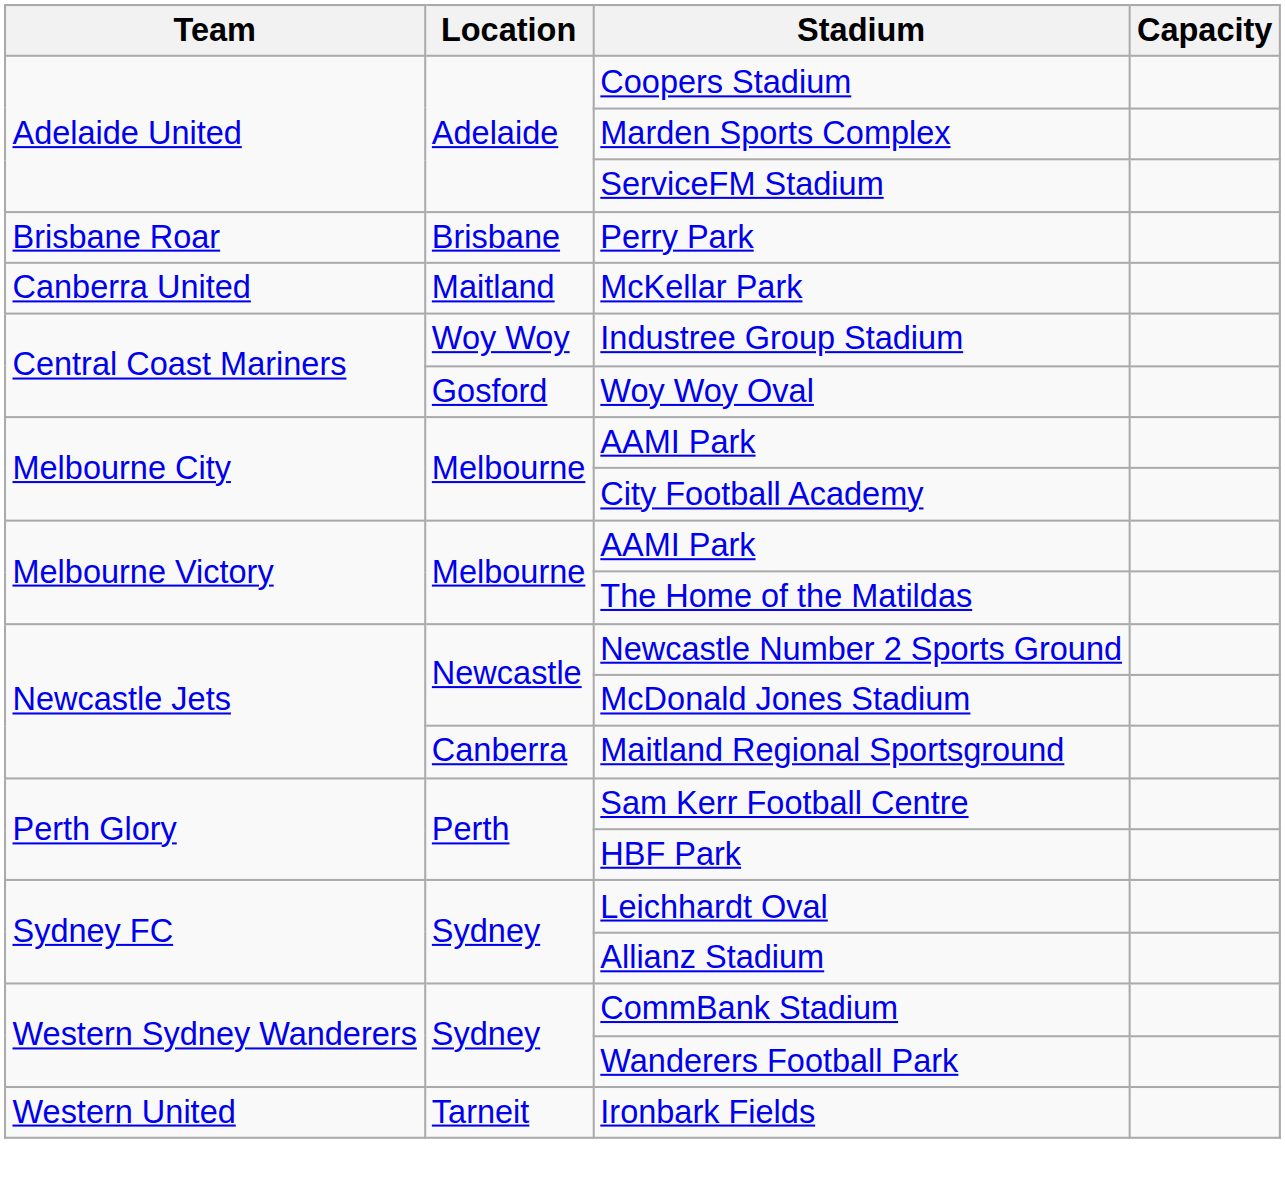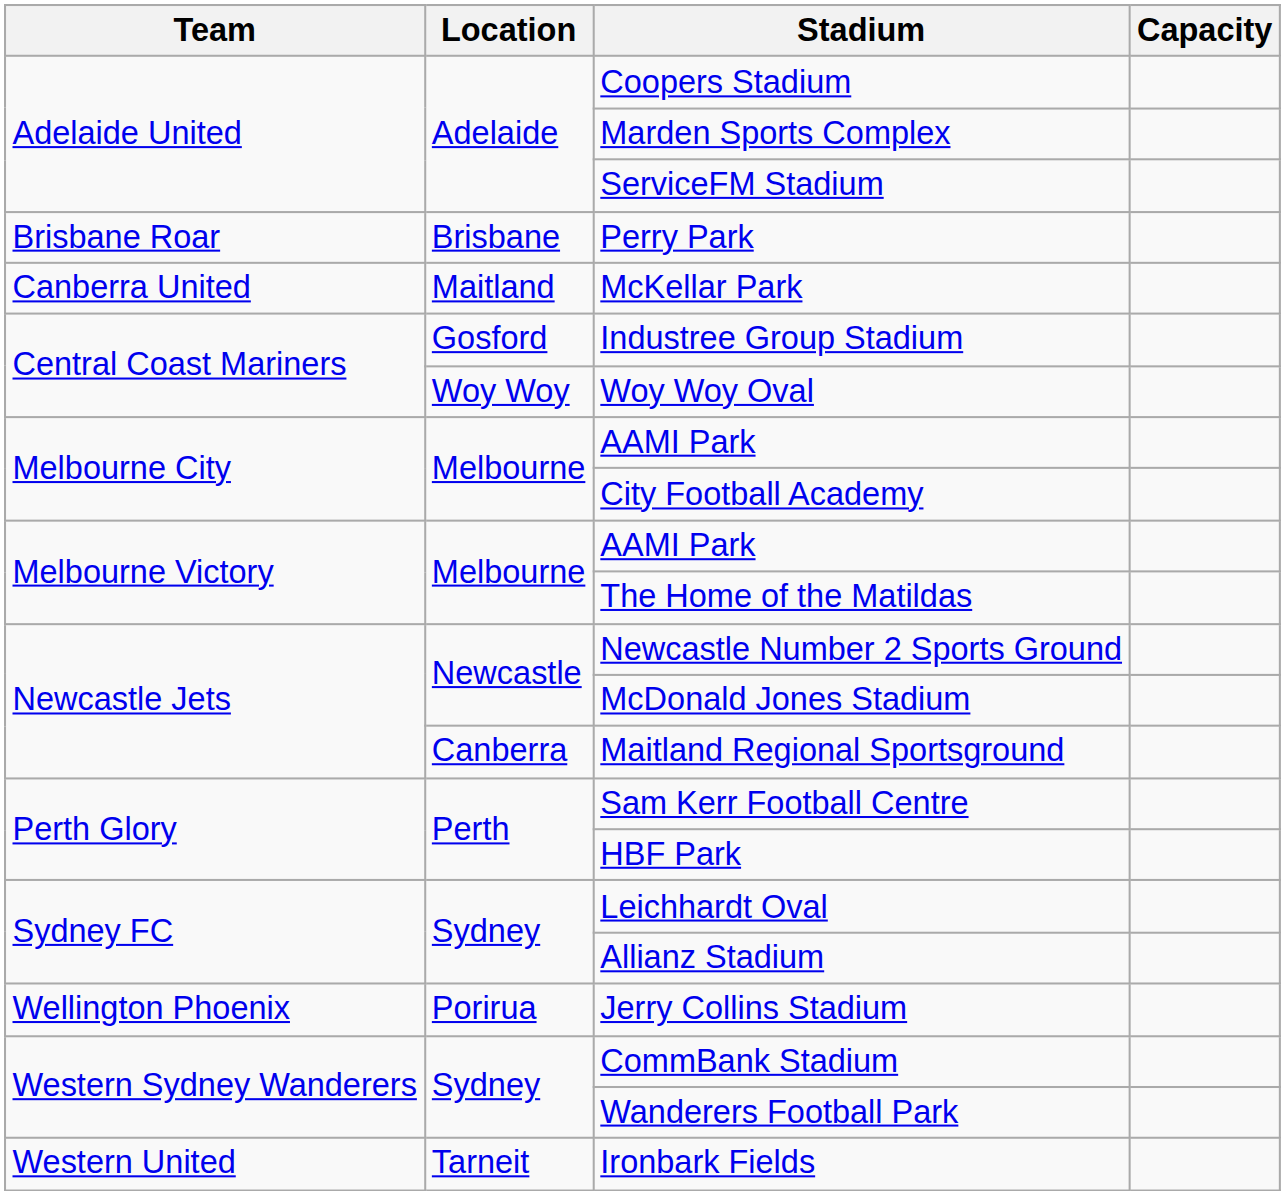(501, 339) Woy Woy -> (490, 339) Gosford
(490, 390) Gosford -> (501, 390) Woy Woy
+ row: (151, 1008)
